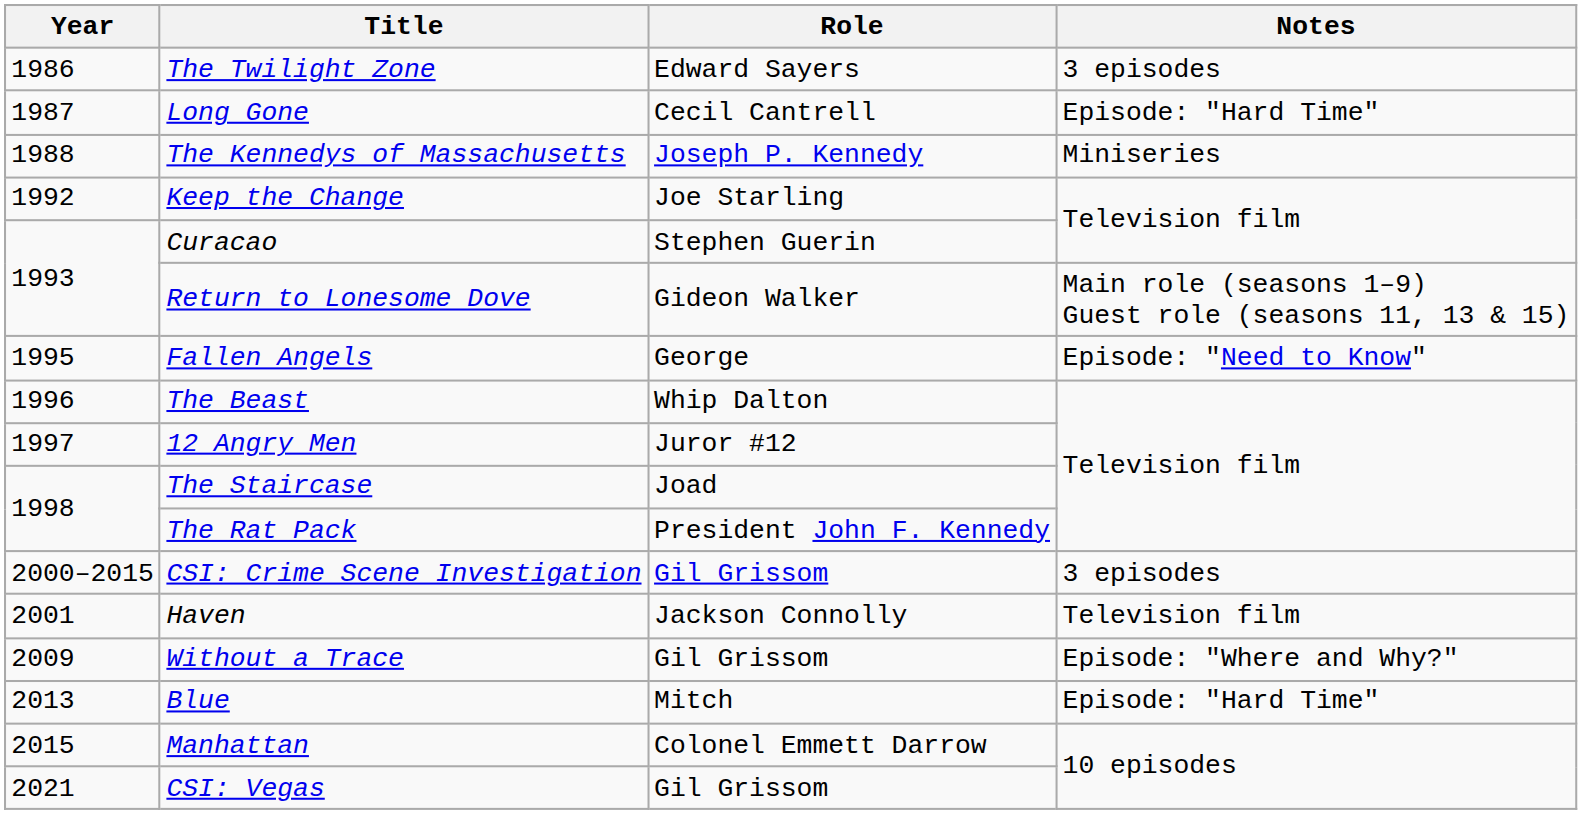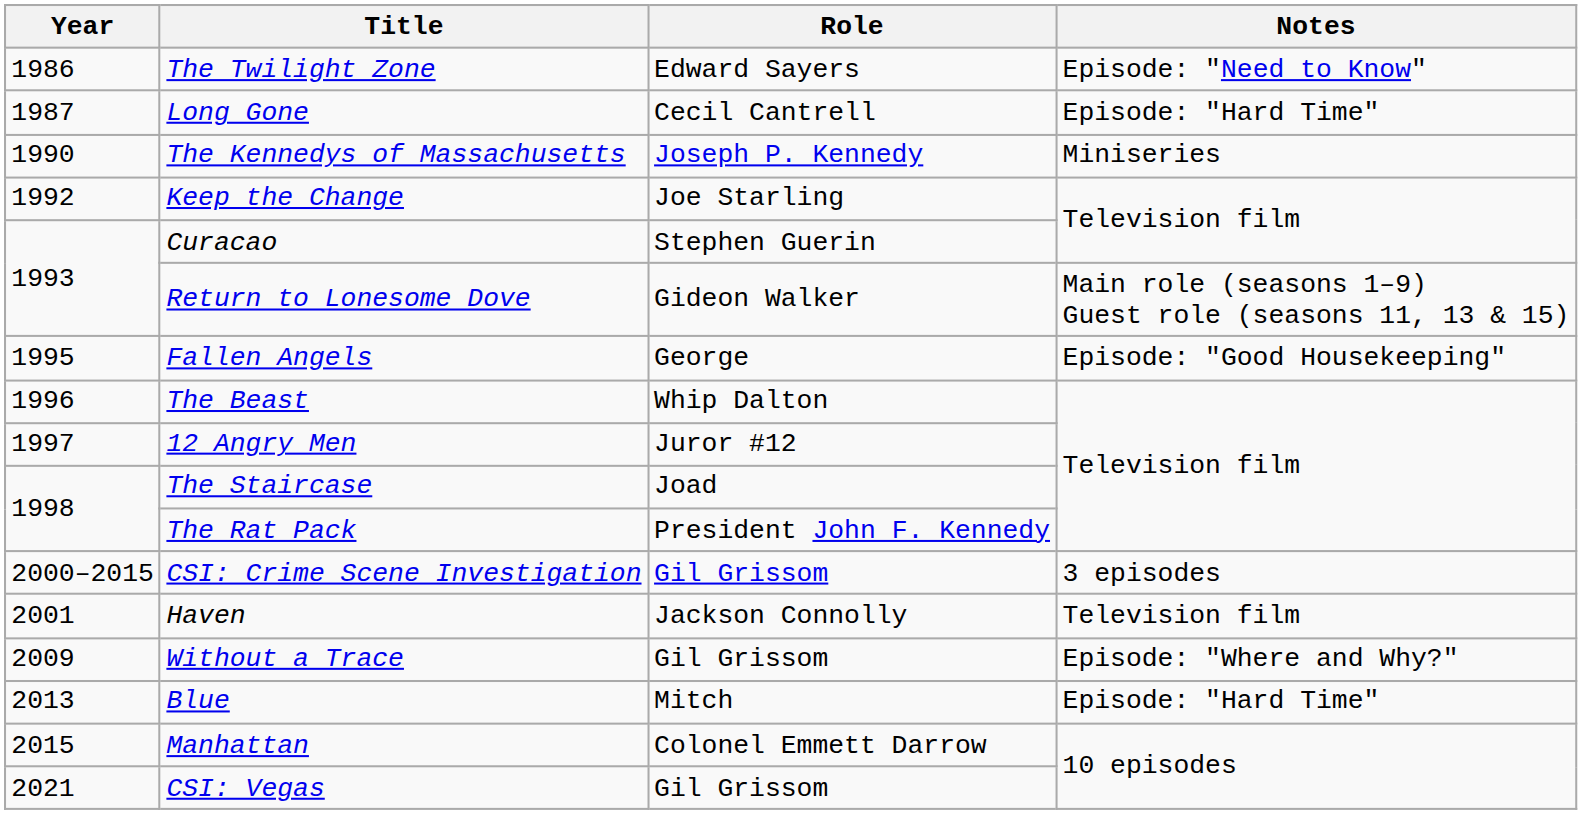(1142, 70) 3 episodes -> (1245, 70) Episode: "Need to Know"
(43, 156) 1988 -> (43, 156) 1990
(1245, 358) Episode: "Need to Know" -> (1284, 358) Episode: "Good Housekeeping"
